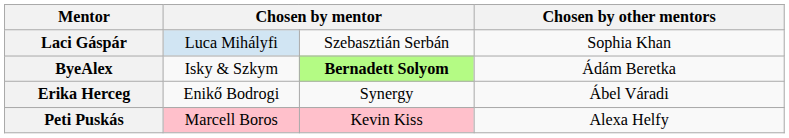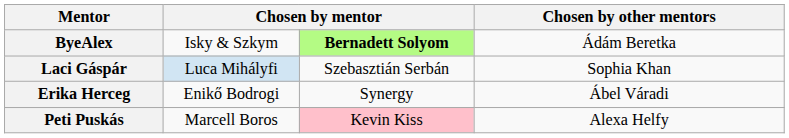rows swapped: (84, 42) <-> (84, 68)
(231, 119) pink background -> (231, 119) no background
